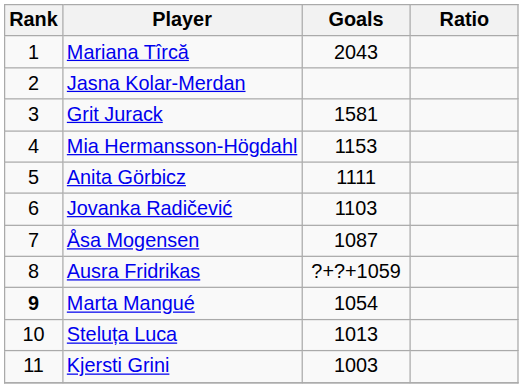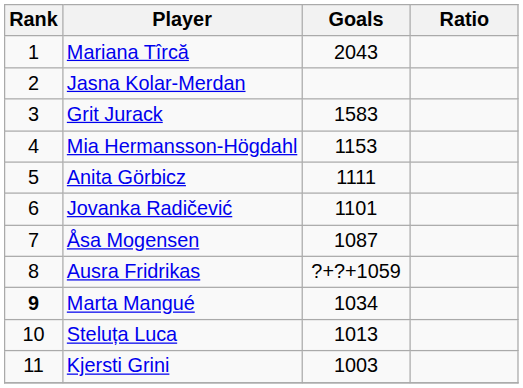(356, 114) 1581 -> (356, 114) 1583
(356, 209) 1103 -> (356, 209) 1101
(356, 303) 1054 -> (356, 303) 1034
